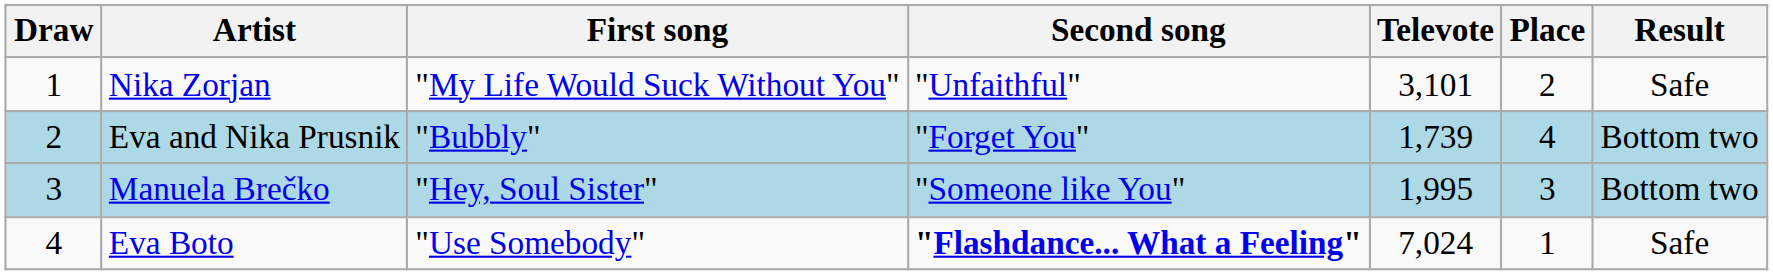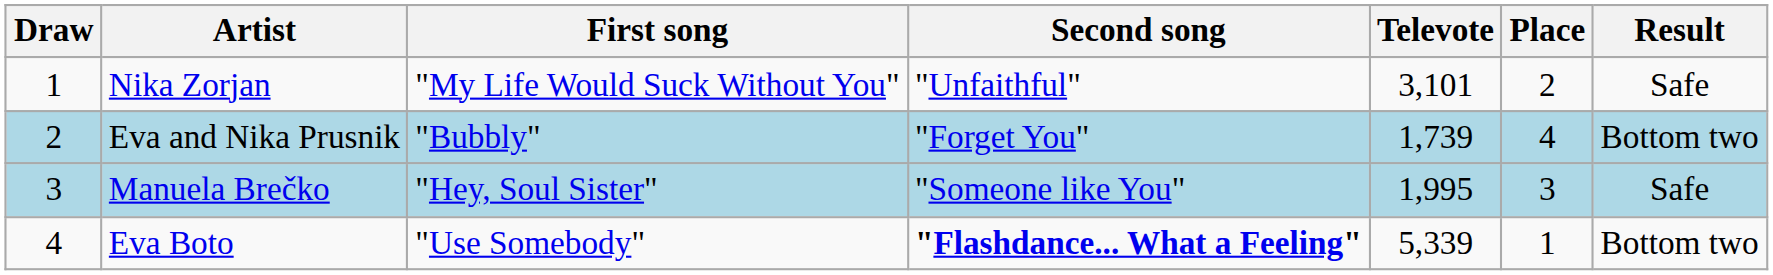(1680, 189) Bottom two -> (1680, 189) Safe
(1436, 242) 7,024 -> (1436, 242) 5,339
(1680, 242) Safe -> (1680, 242) Bottom two
